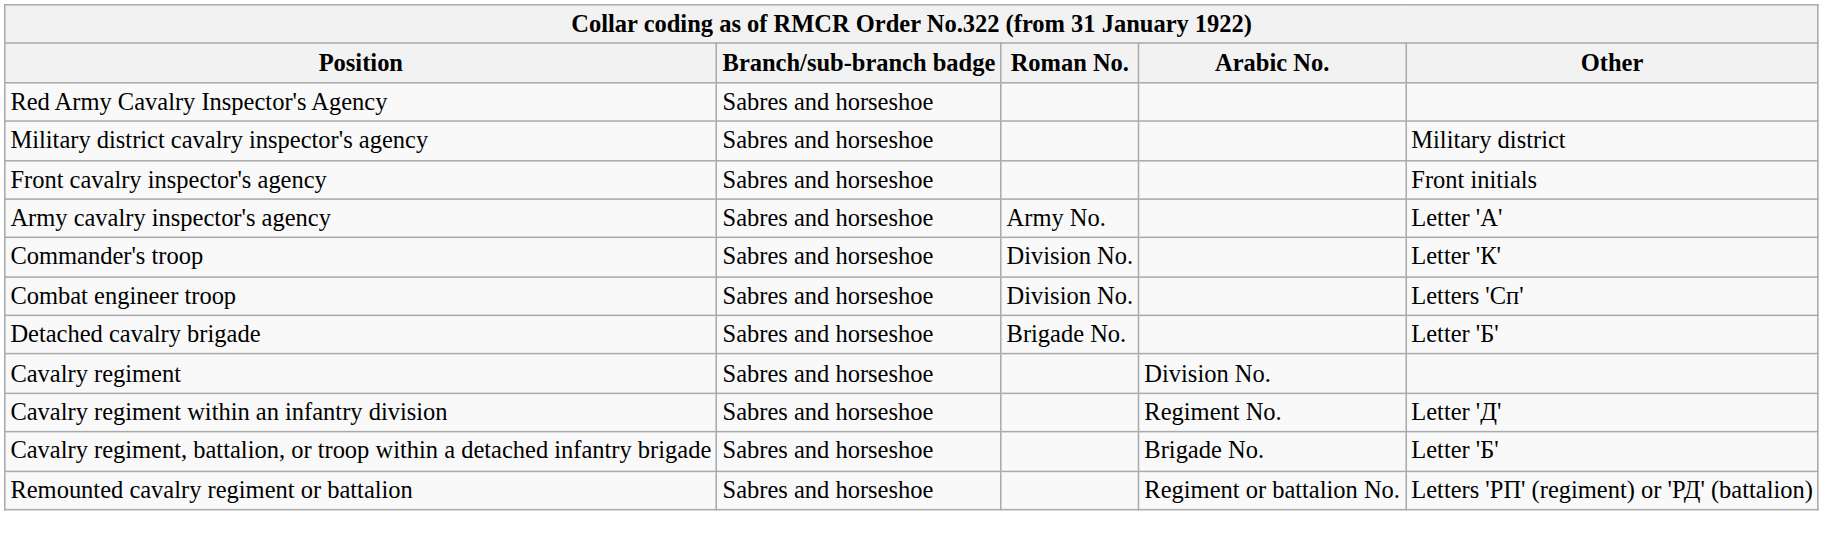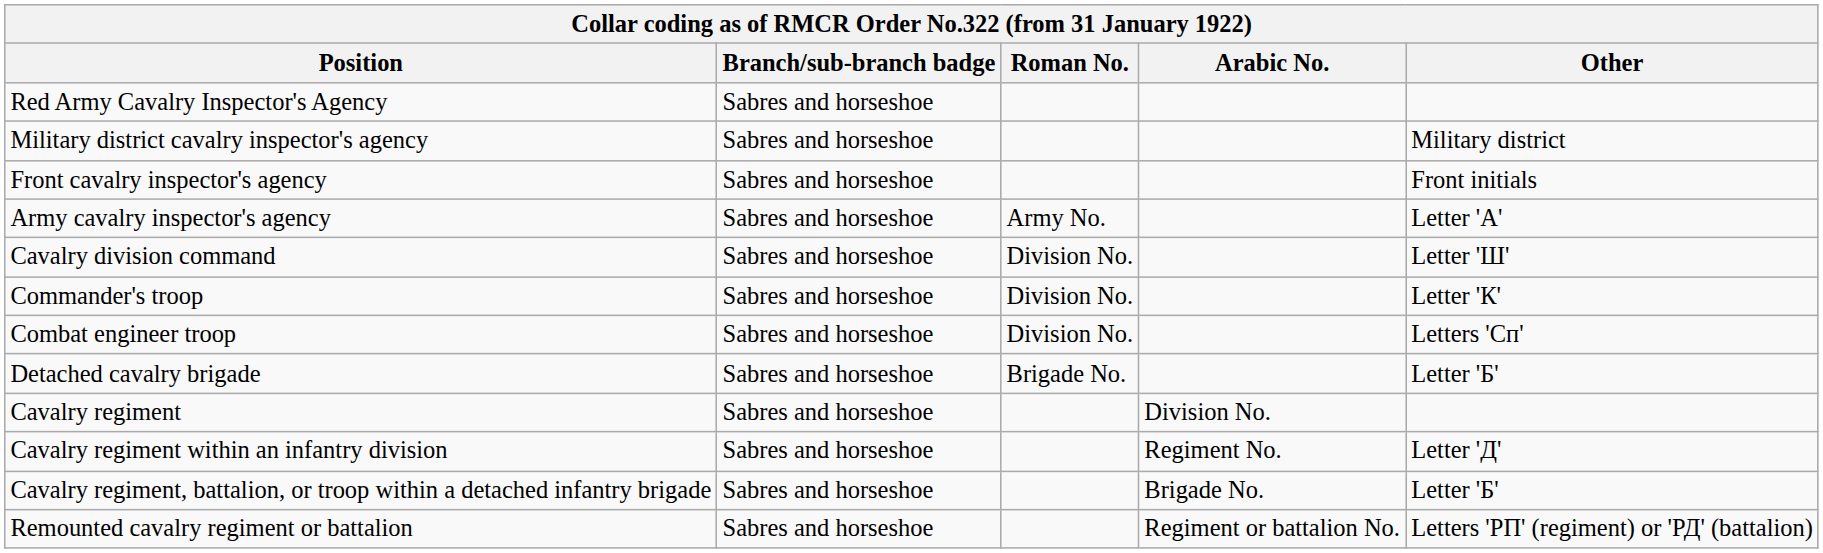+ row: (143, 256)
